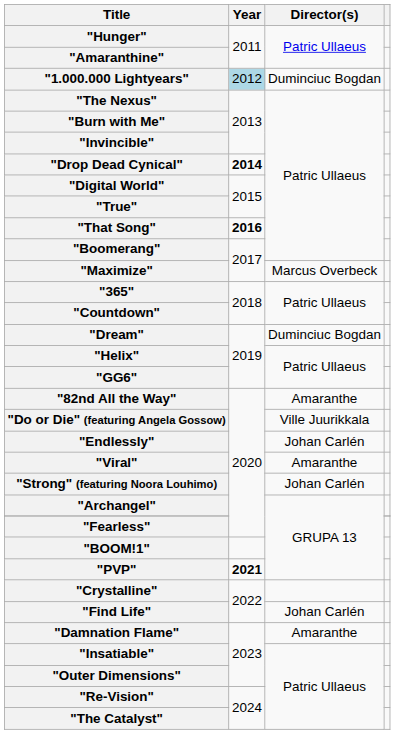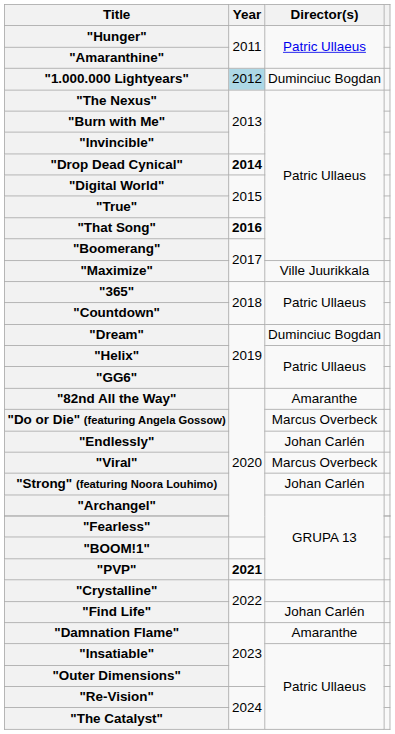(324, 270) Marcus Overbeck -> (324, 270) Ville Juurikkala
(324, 420) Ville Juurikkala -> (324, 420) Marcus Overbeck
(324, 462) Amaranthe -> (324, 462) Marcus Overbeck
